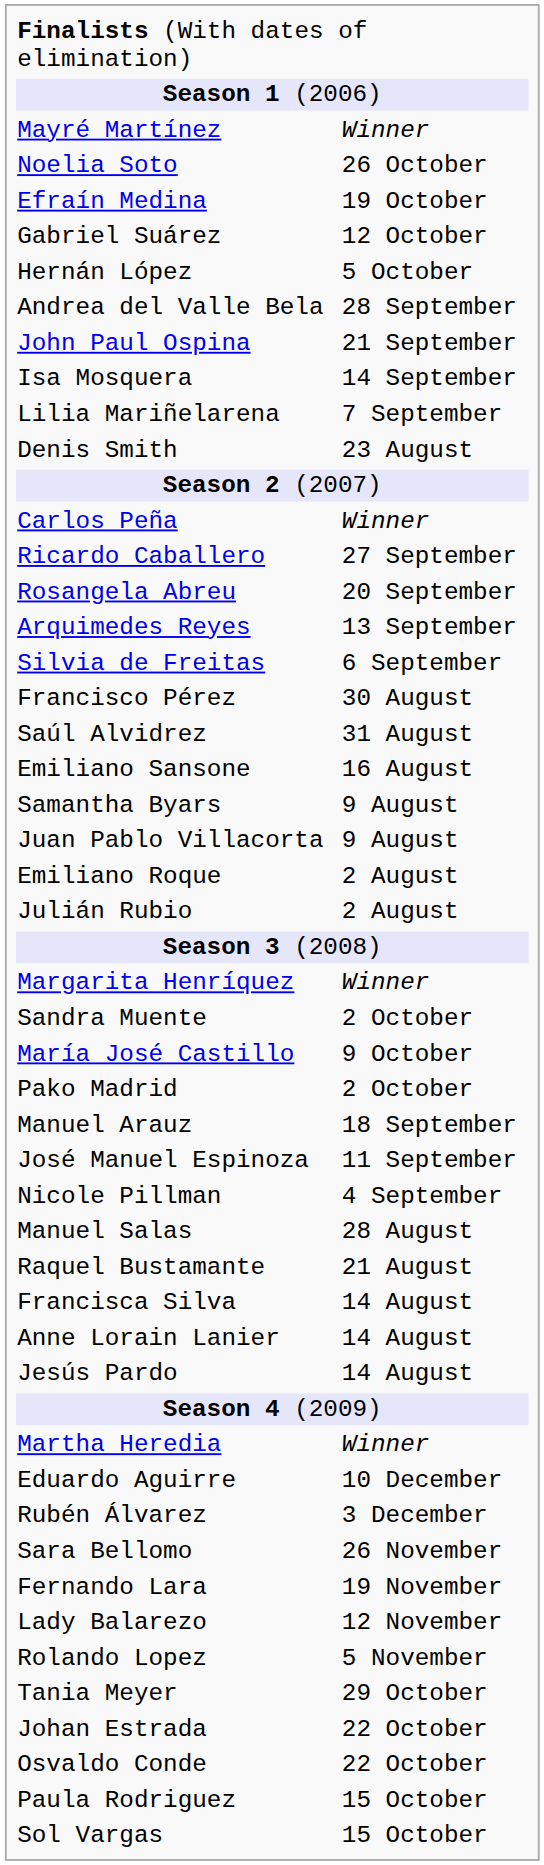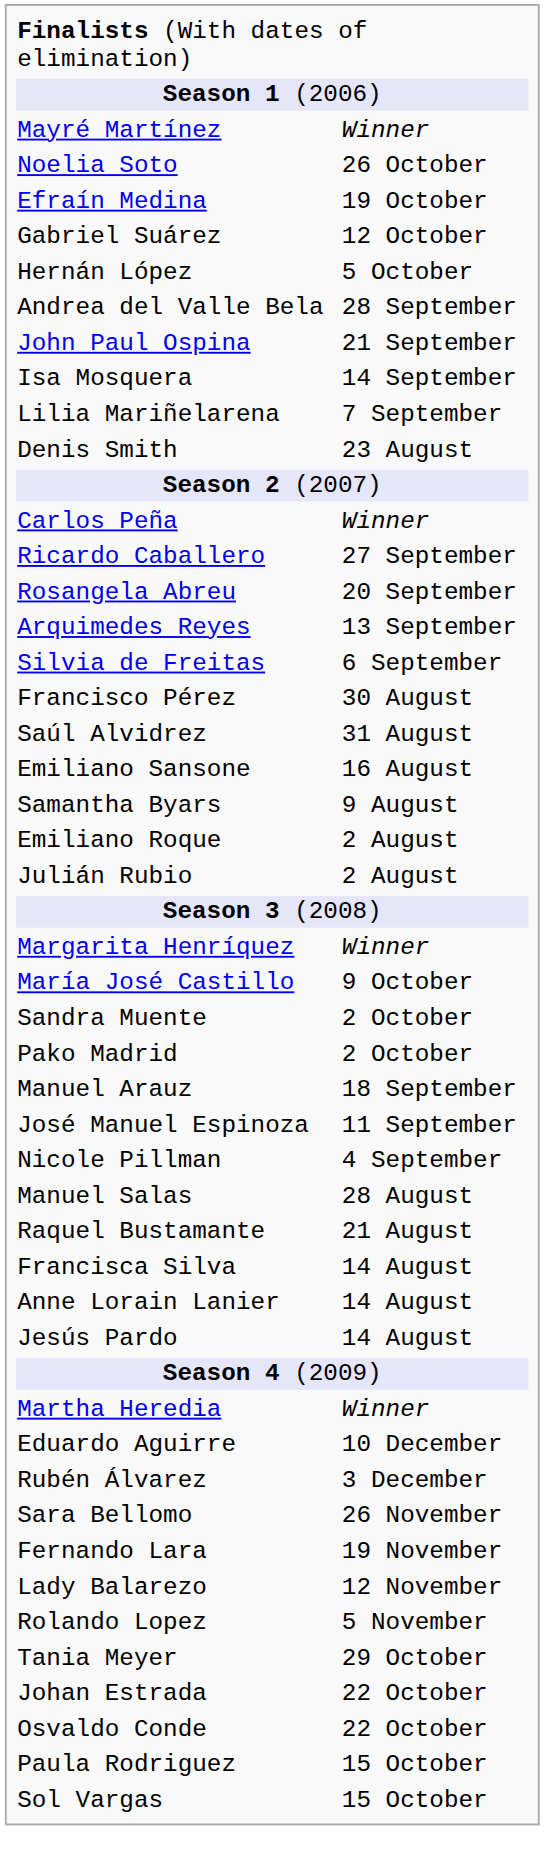- row: (170, 840)
rows swapped: (156, 1053) <-> (112, 1018)
